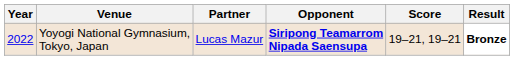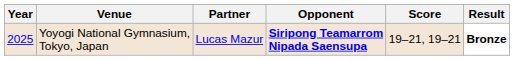(20, 39) 2022 -> (20, 39) 2025
